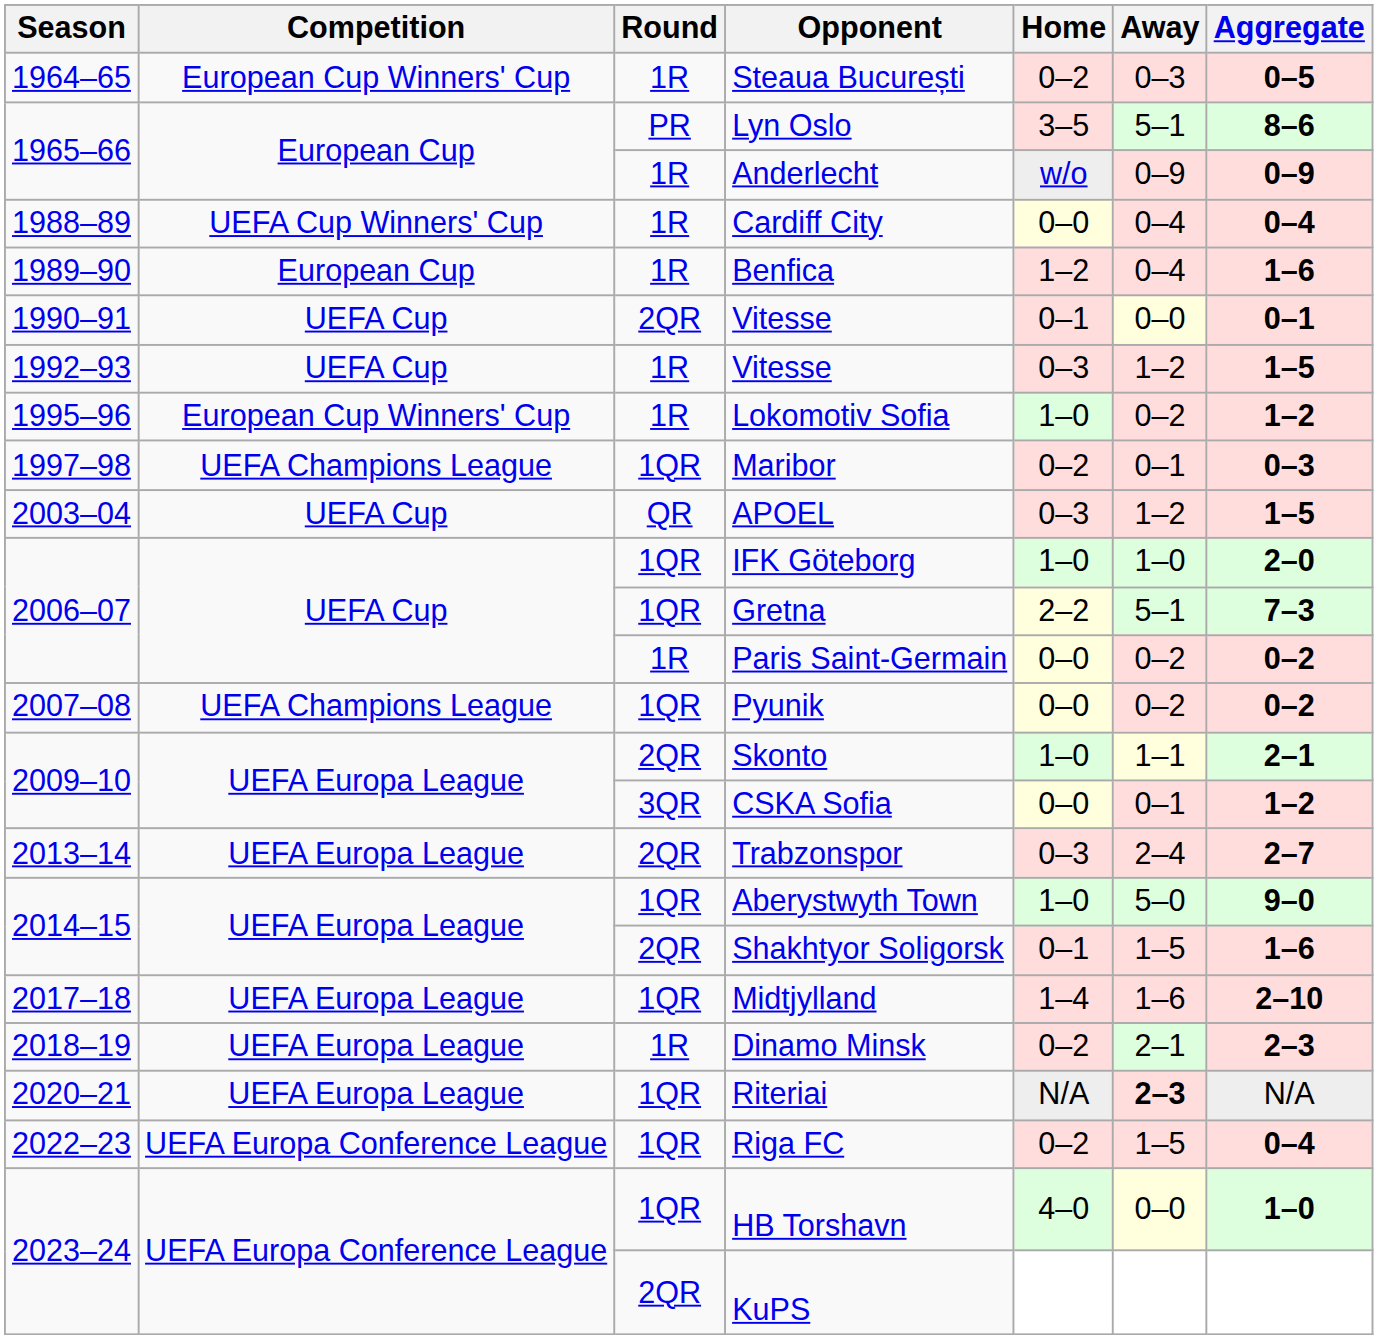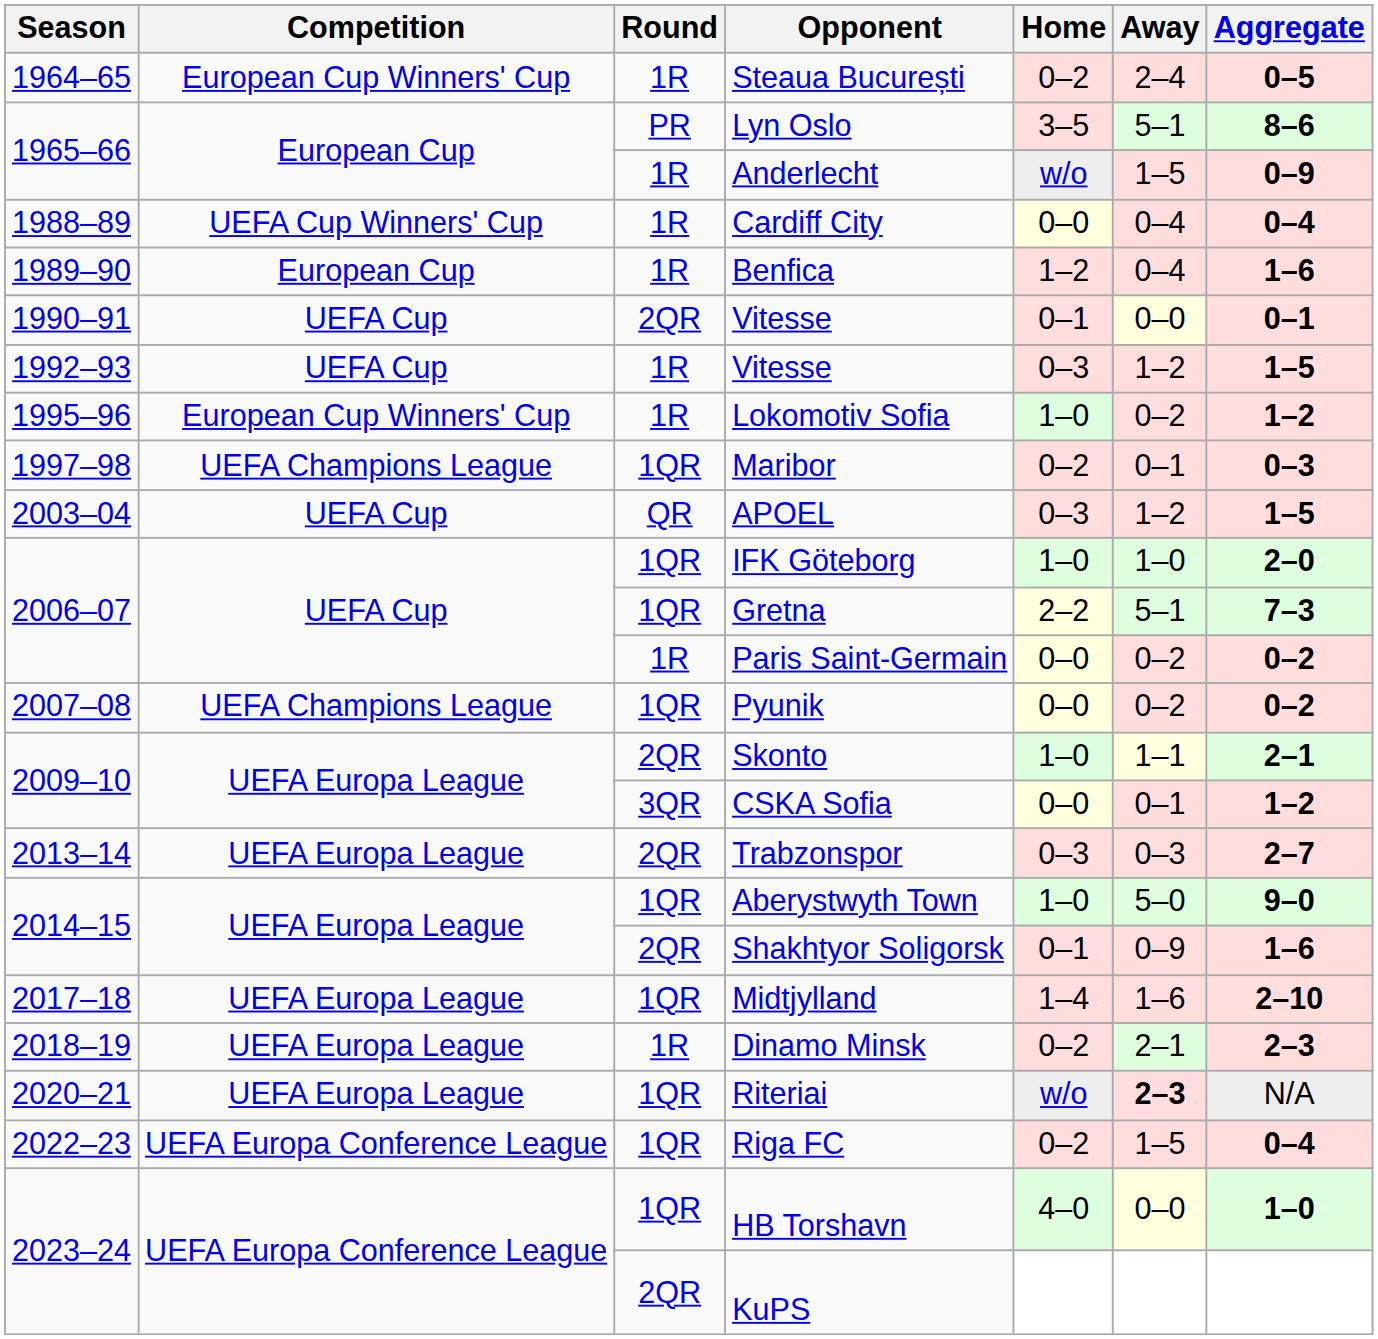(1160, 77) 0–3 -> (1160, 77) 2–4
(1160, 174) 0–9 -> (1160, 174) 1–5
(1160, 852) 2–4 -> (1160, 852) 0–3
(1160, 949) 1–5 -> (1160, 949) 0–9
(1064, 1094) N/A -> (1064, 1094) w/o
